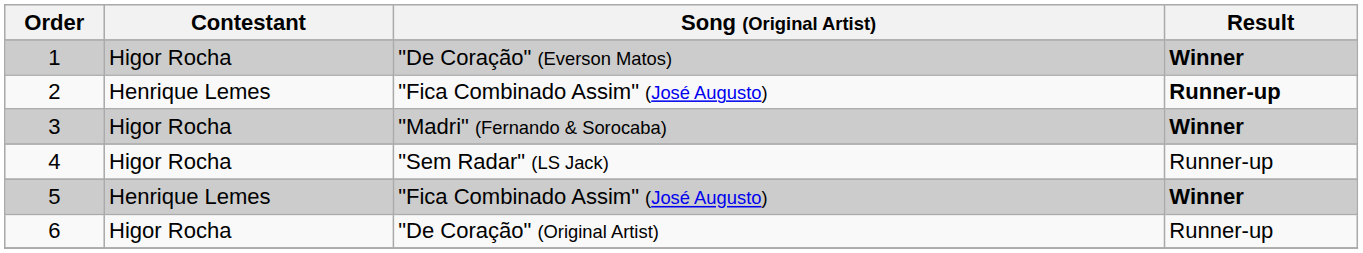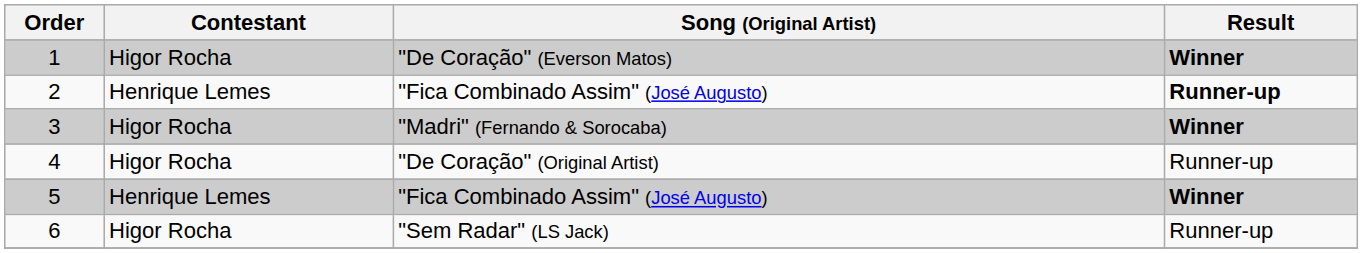(504, 162) "Sem Radar" (LS Jack) -> (529, 162) "De Coração" (Original Artist)
(529, 231) "De Coração" (Original Artist) -> (504, 231) "Sem Radar" (LS Jack)
